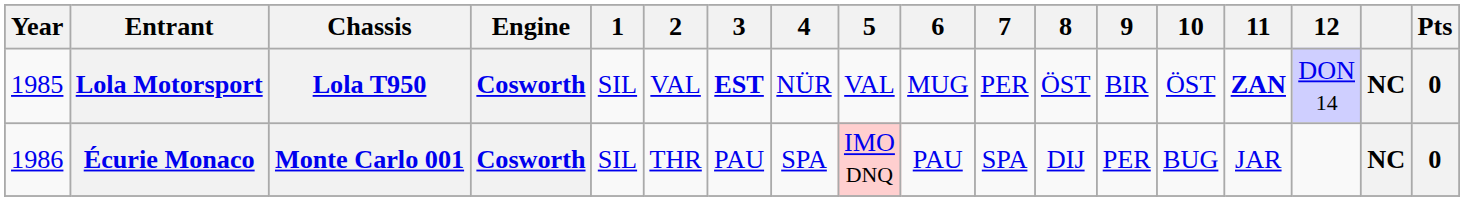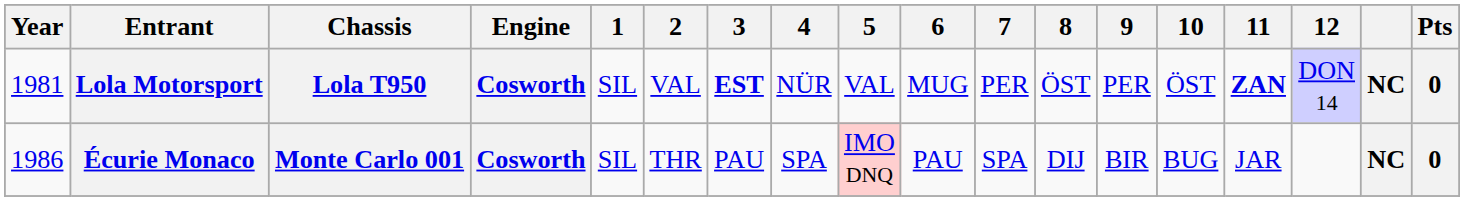(37, 85) 1985 -> (37, 85) 1981
(1127, 85) BIR -> (1127, 85) PER
(1127, 159) PER -> (1127, 159) BIR
